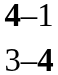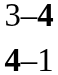rows swapped: (29, 60) <-> (29, 15)
